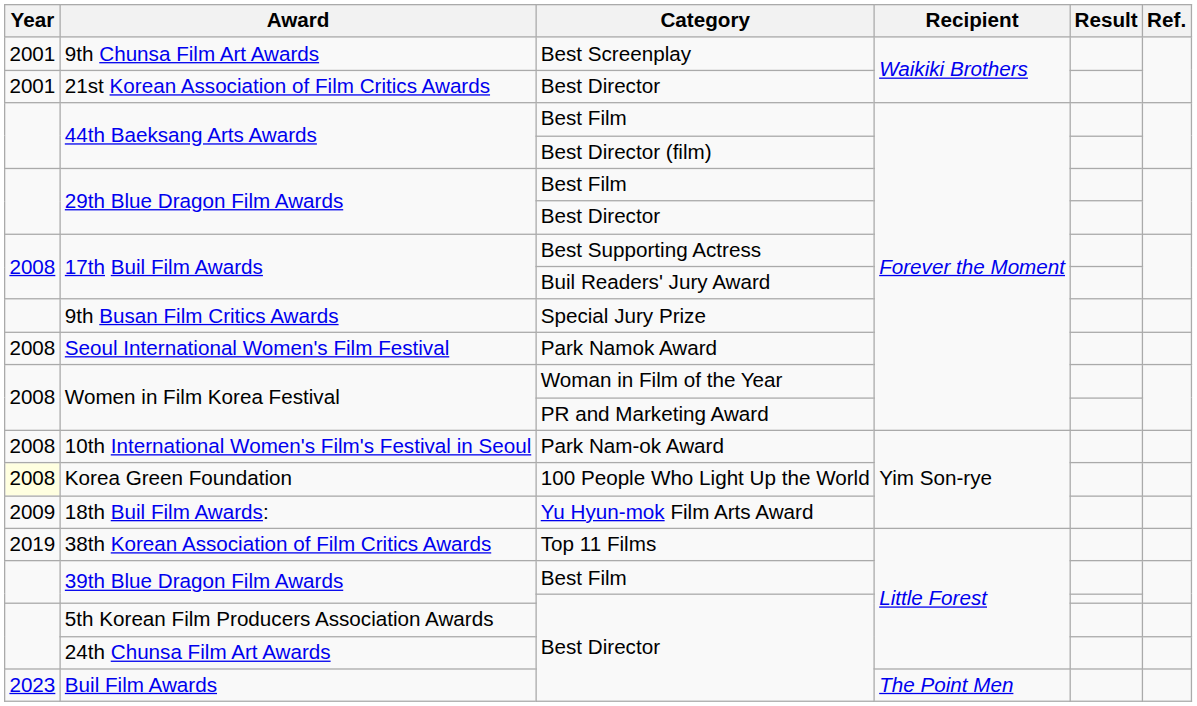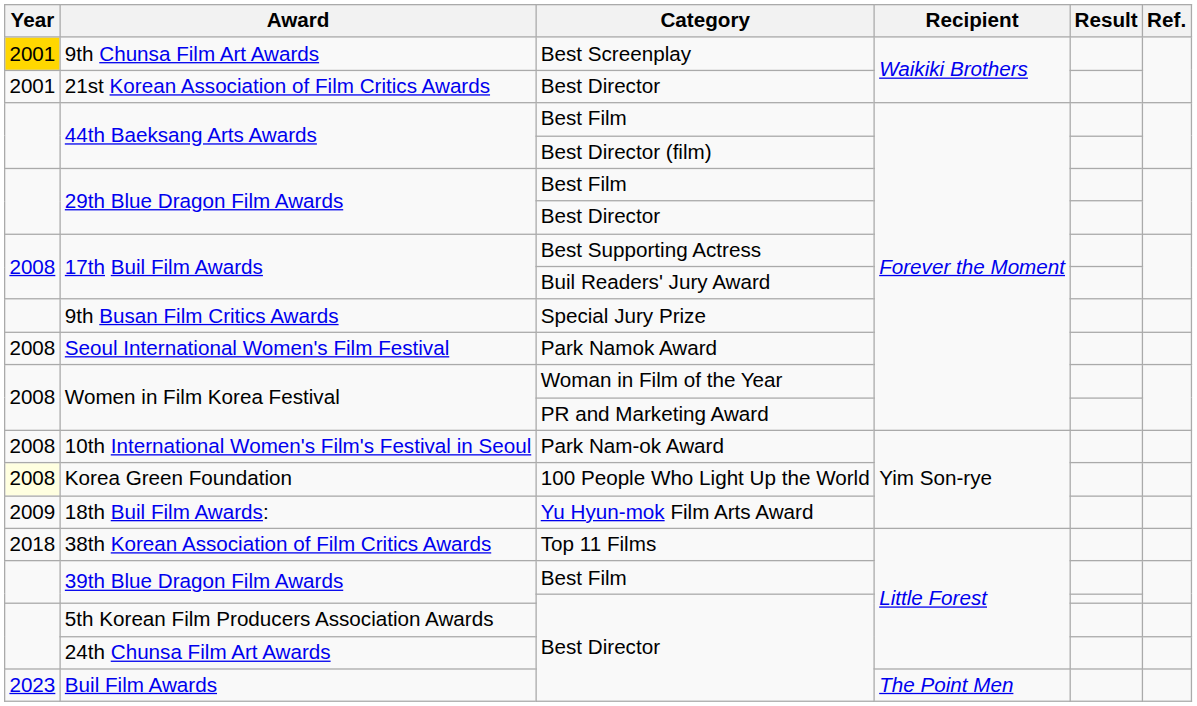(32, 53) no background -> (32, 53) gold background
(32, 544) 2019 -> (32, 544) 2018
